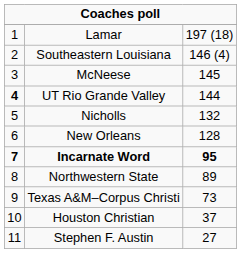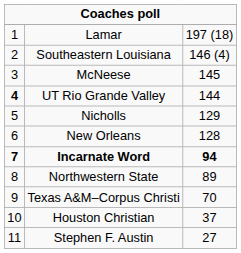(209, 116) 132 -> (209, 116) 129
(209, 156) 95 -> (209, 156) 94
(209, 197) 73 -> (209, 197) 70
